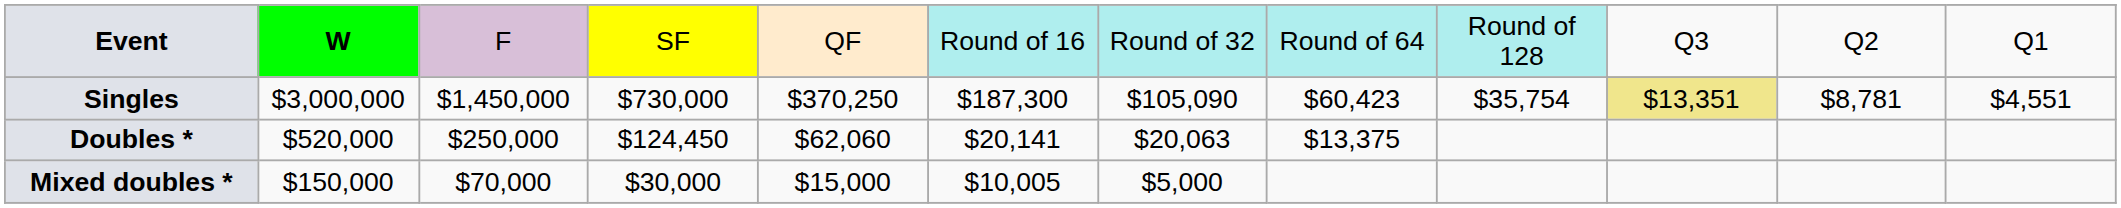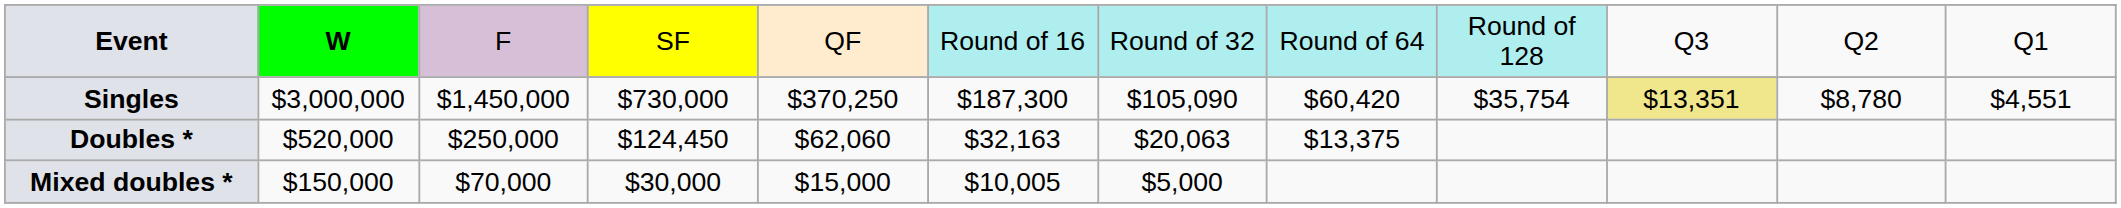(1352, 98) $60,423 -> (1352, 98) $60,420
(1861, 98) $8,781 -> (1861, 98) $8,780
(1012, 140) $20,141 -> (1012, 140) $32,163
